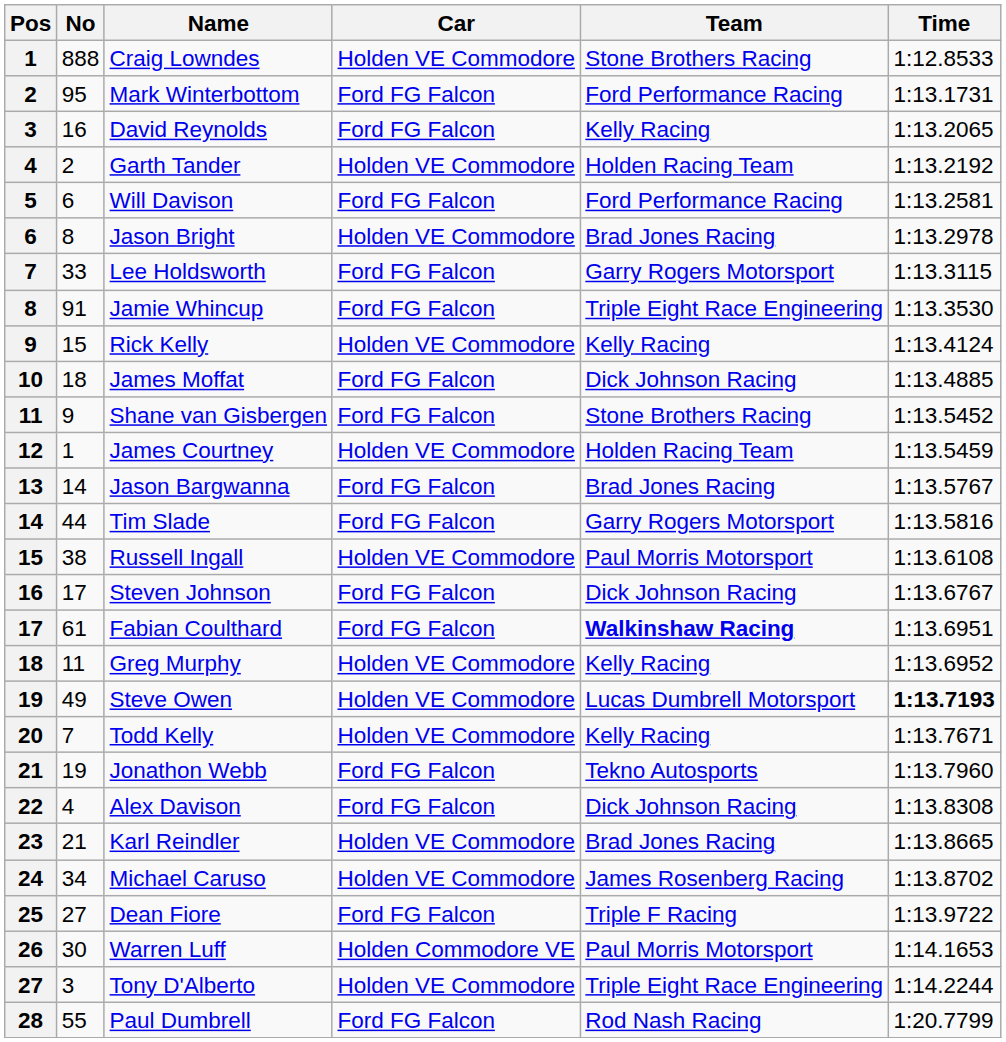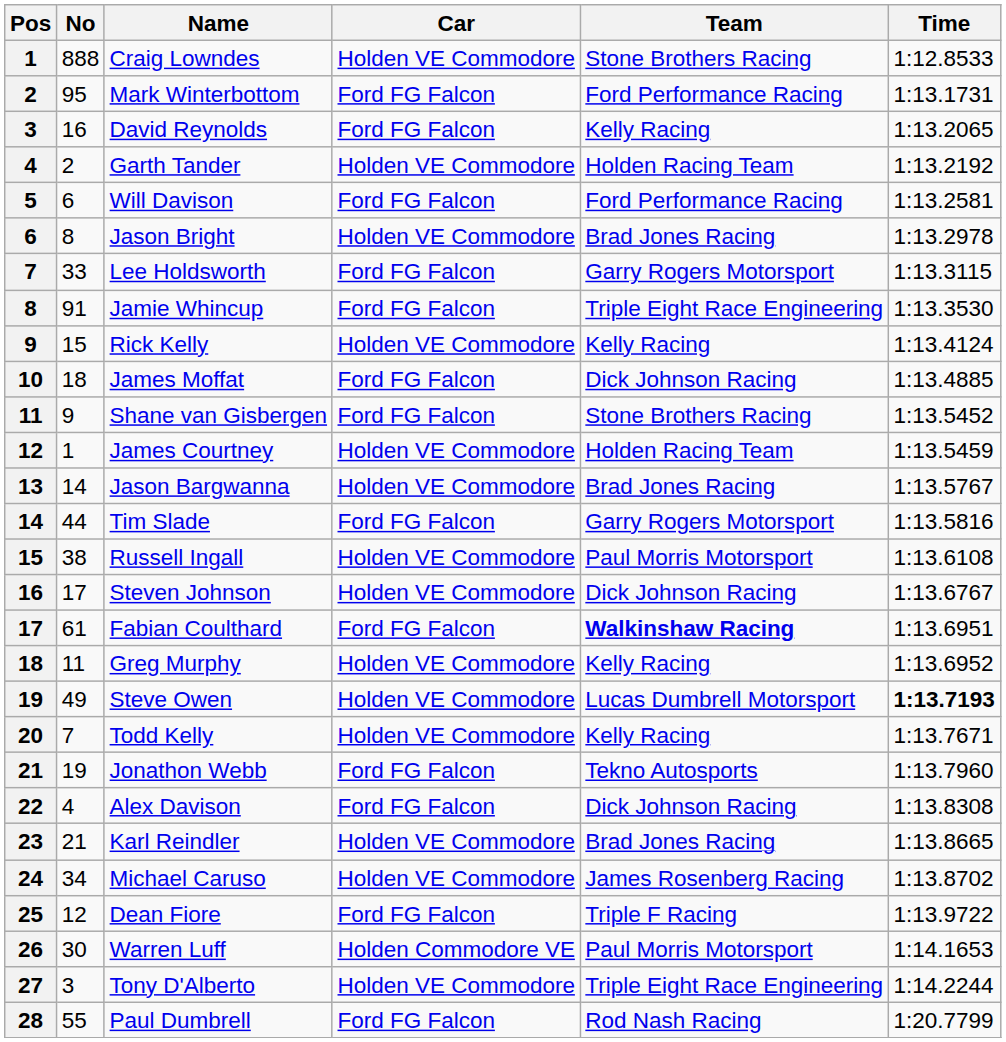(416, 486) Ford FG Falcon -> (456, 486) Holden VE Commodore
(416, 593) Ford FG Falcon -> (456, 593) Holden VE Commodore
(74, 913) 27 -> (74, 913) 12
